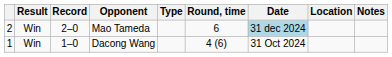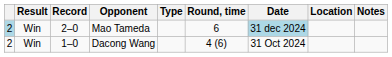(9, 28) no background -> (9, 28) lightblue background
(9, 44) 1 -> (9, 44) 2
